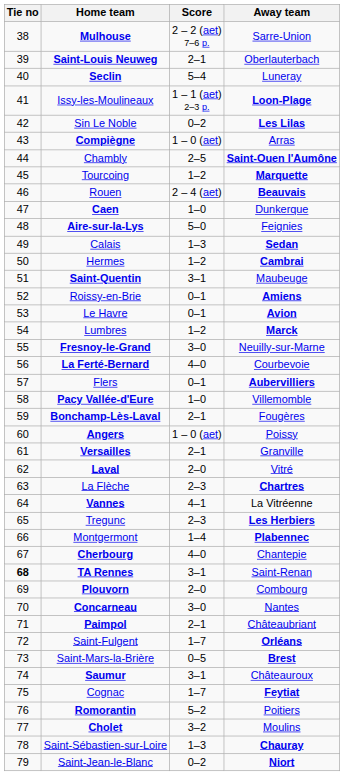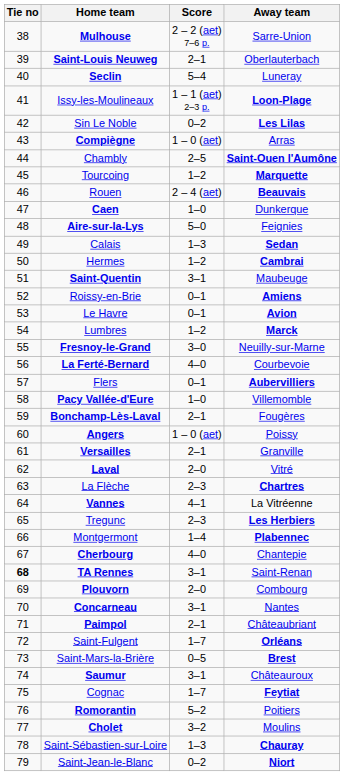(197, 607) 3–0 -> (197, 607) 3–1
